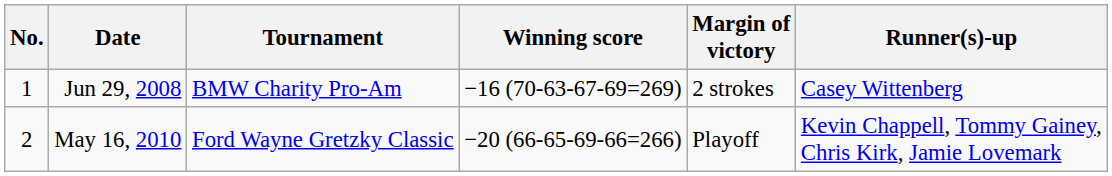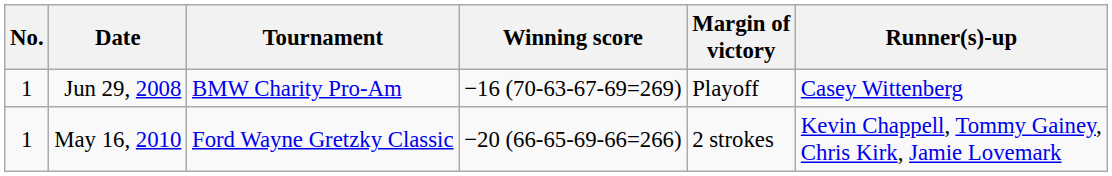(733, 88) 2 strokes -> (725, 88) Playoff
(27, 139) 2 -> (27, 139) 1
(725, 139) Playoff -> (733, 139) 2 strokes
